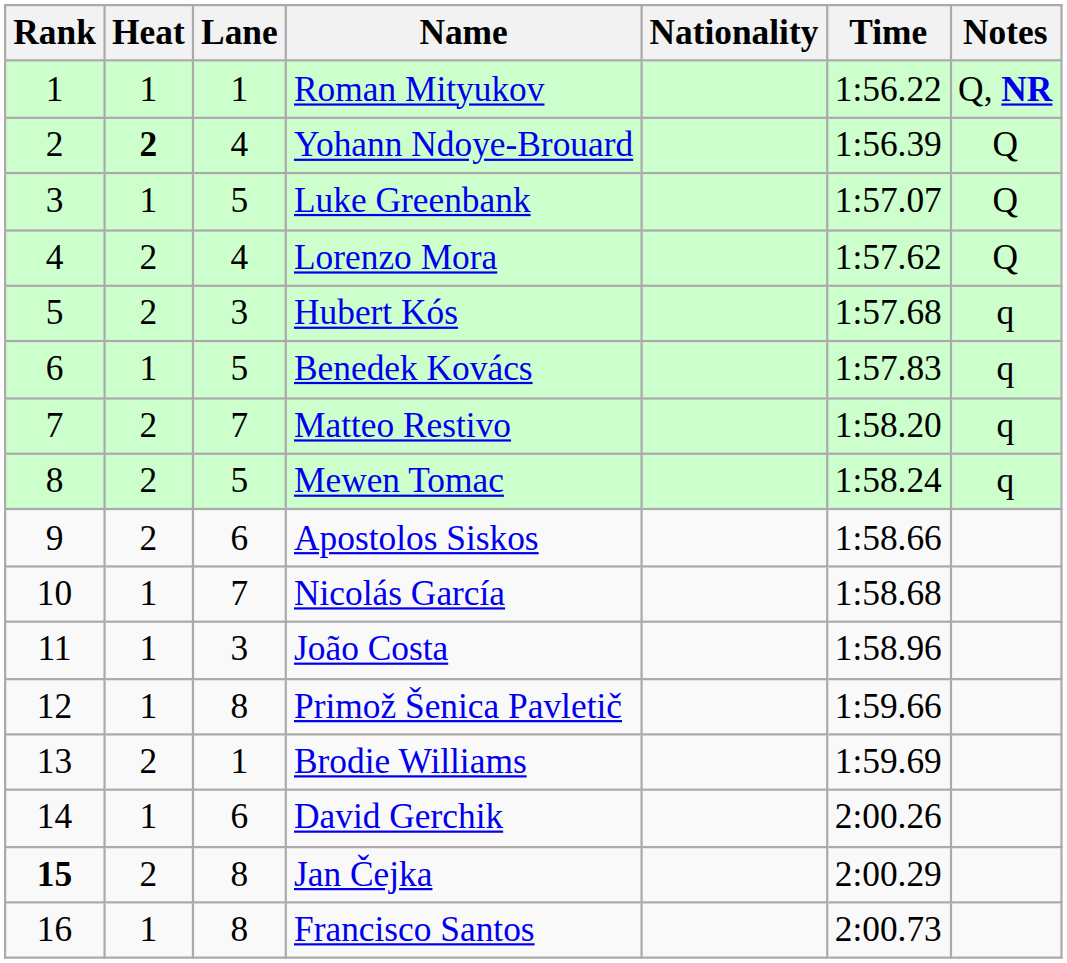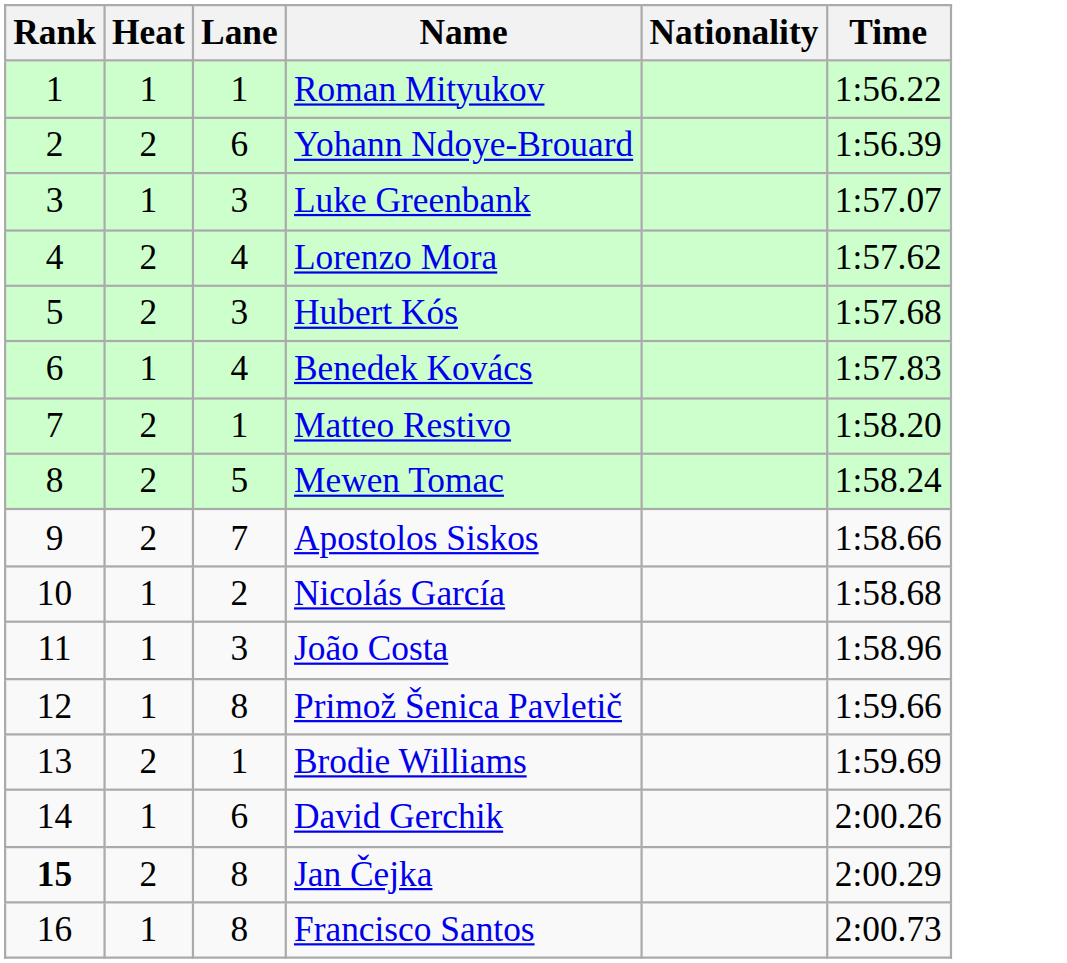- column: (1005, 32)
(148, 144) bold -> (148, 144) normal
(239, 144) 4 -> (239, 144) 6
(239, 200) 5 -> (239, 200) 3
(239, 369) 5 -> (239, 369) 4
(239, 425) 7 -> (239, 425) 1
(239, 537) 6 -> (239, 537) 7
(239, 593) 7 -> (239, 593) 2
